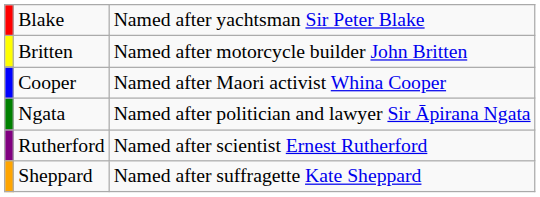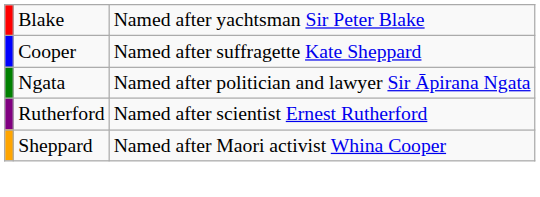- row: (46, 51)
(280, 82) Named after Maori activist Whina Cooper -> (268, 51) Named after suffragette Kate Sheppard
(268, 176) Named after suffragette Kate Sheppard -> (280, 144) Named after Maori activist Whina Cooper
